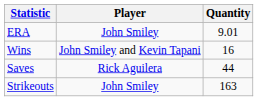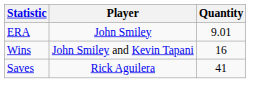(228, 68) 44 -> (221, 68) 41
- row: (30, 86)
